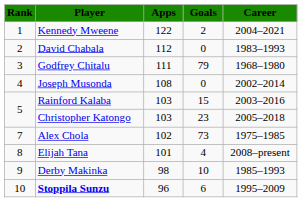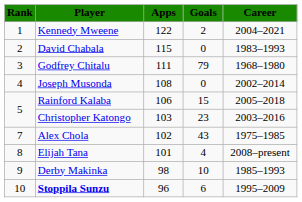(164, 48) 112 -> (164, 48) 115
(164, 100) 103 -> (164, 100) 106
(260, 100) 2003–2016 -> (260, 100) 2005–2018
(260, 118) 2005–2018 -> (260, 118) 2003–2016
(203, 135) 73 -> (203, 135) 43
